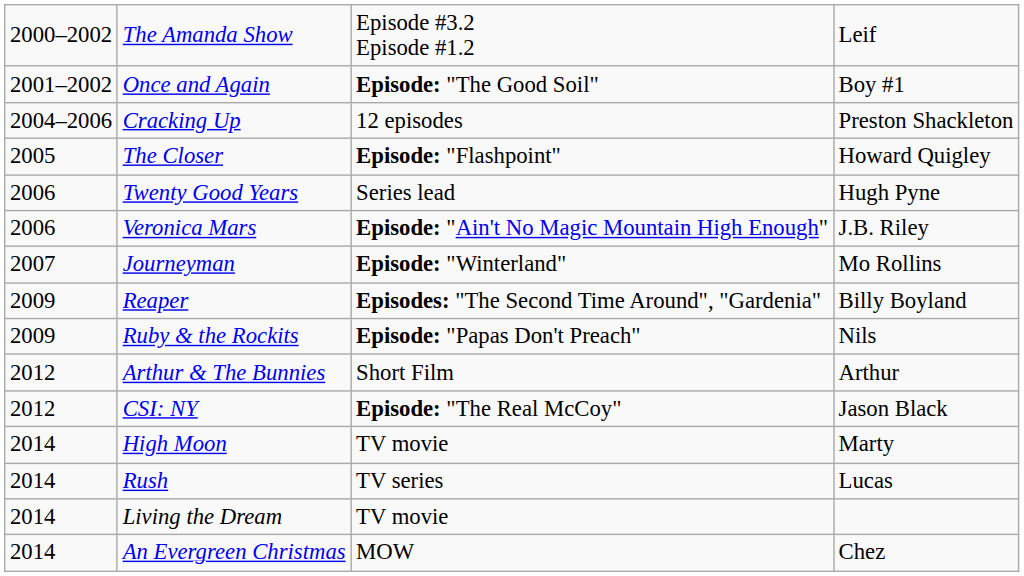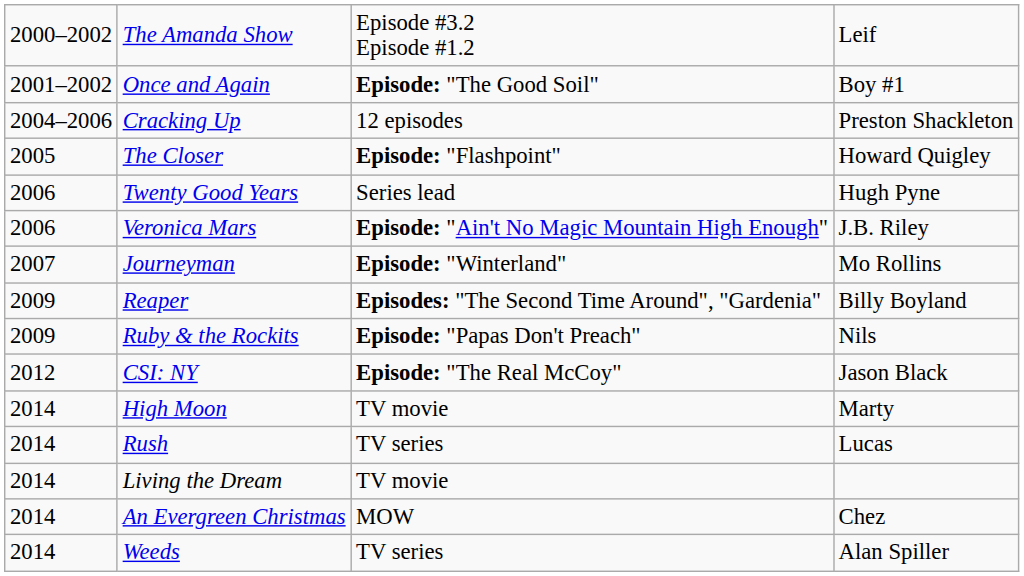- row: (224, 372)
+ row: (151, 552)
